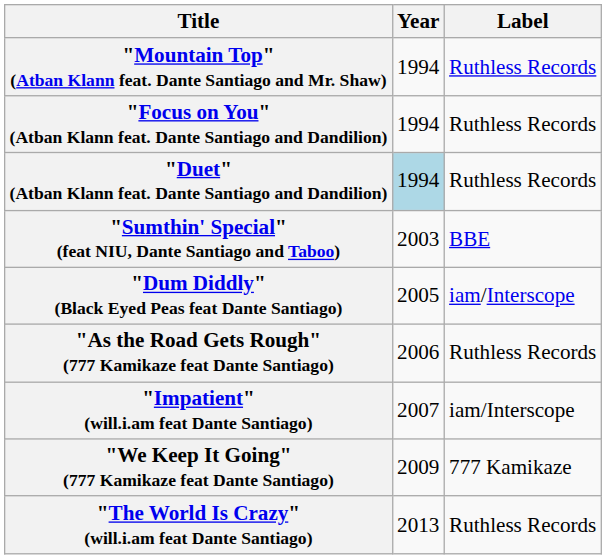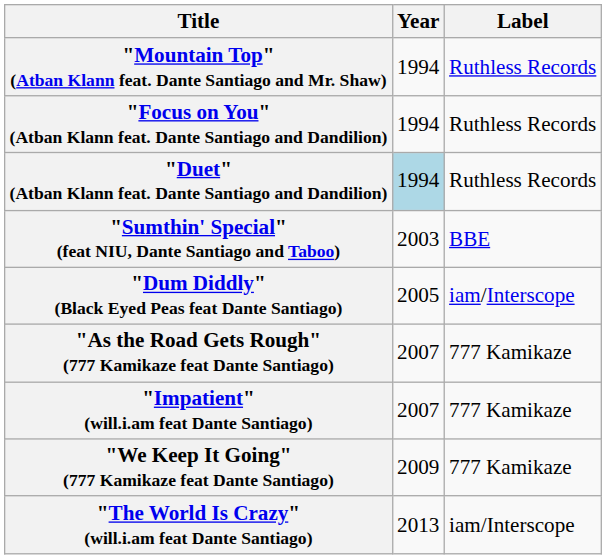(418, 352) 2006 -> (418, 352) 2007
(523, 352) Ruthless Records -> (510, 352) 777 Kamikaze
(512, 410) iam/Interscope -> (510, 410) 777 Kamikaze
(523, 524) Ruthless Records -> (512, 524) iam/Interscope
